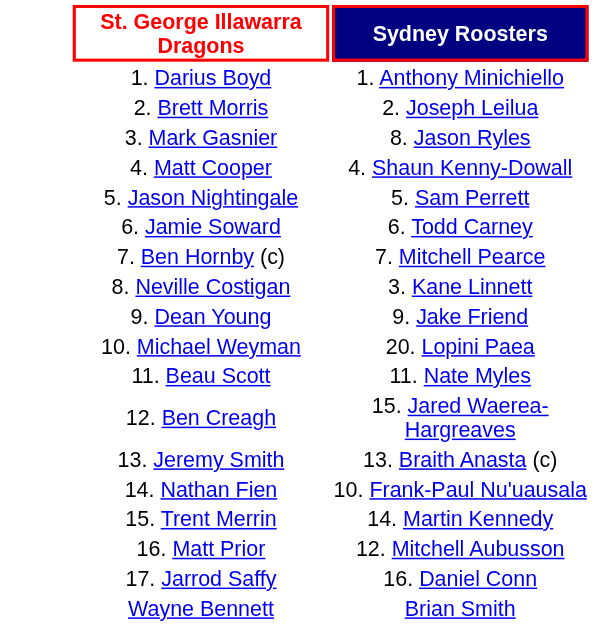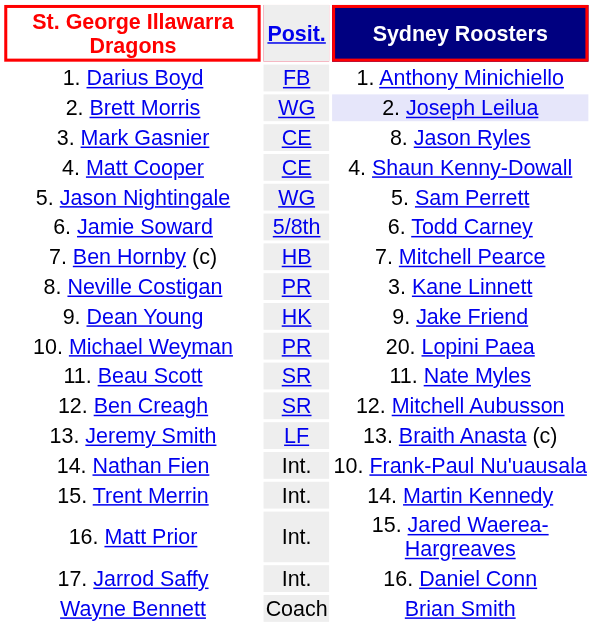+ column: (297, 33)
(460, 108) no background -> (460, 108) lavender background
(460, 418) 15. Jared Waerea-Hargreaves -> (460, 406) 12. Mitchell Aubusson
(460, 549) 12. Mitchell Aubusson -> (460, 537) 15. Jared Waerea-Hargreaves
